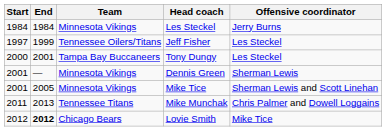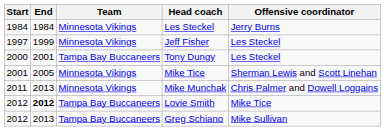(110, 42) Tennessee Oilers/Titans -> (97, 42) Minnesota Vikings
- row: (195, 73)
(96, 103) Tennessee Titans -> (97, 88) Minnesota Vikings
(90, 118) Chicago Bears -> (109, 103) Tampa Bay Buccaneers
+ row: (194, 118)
